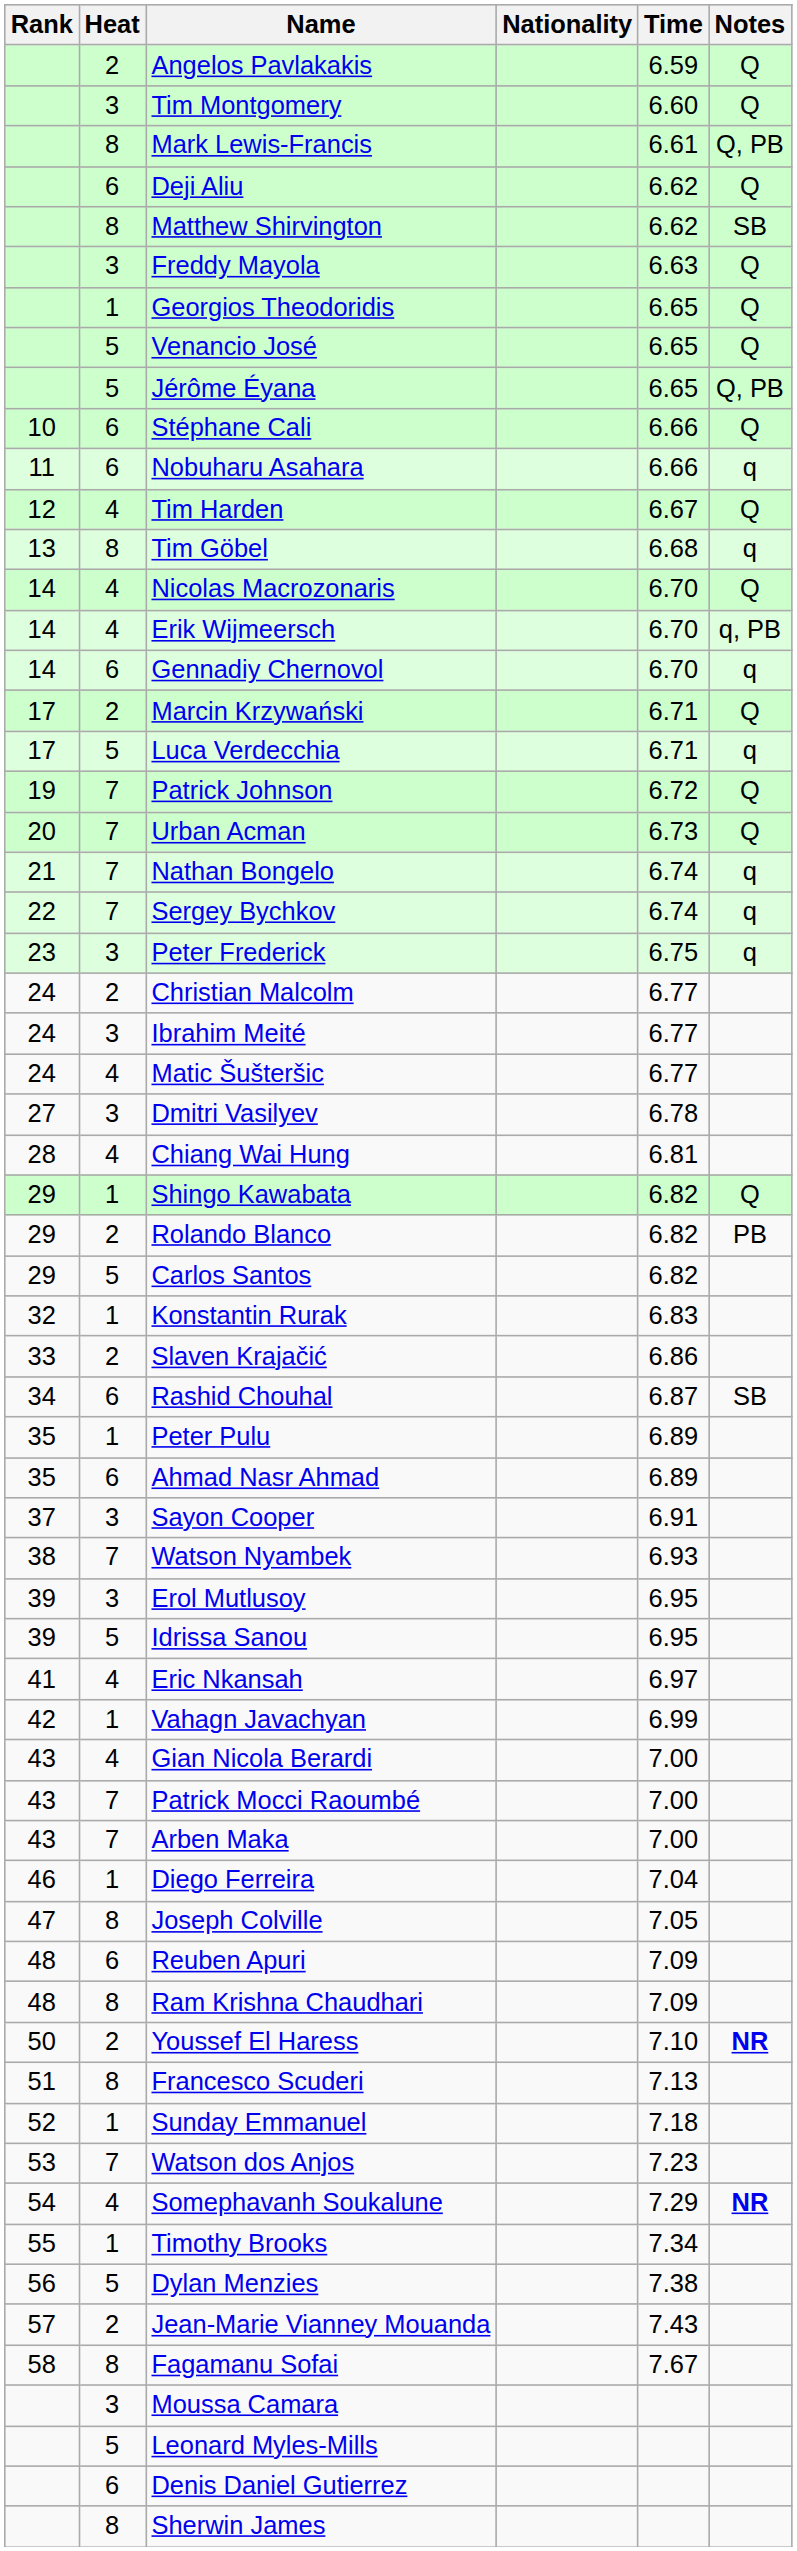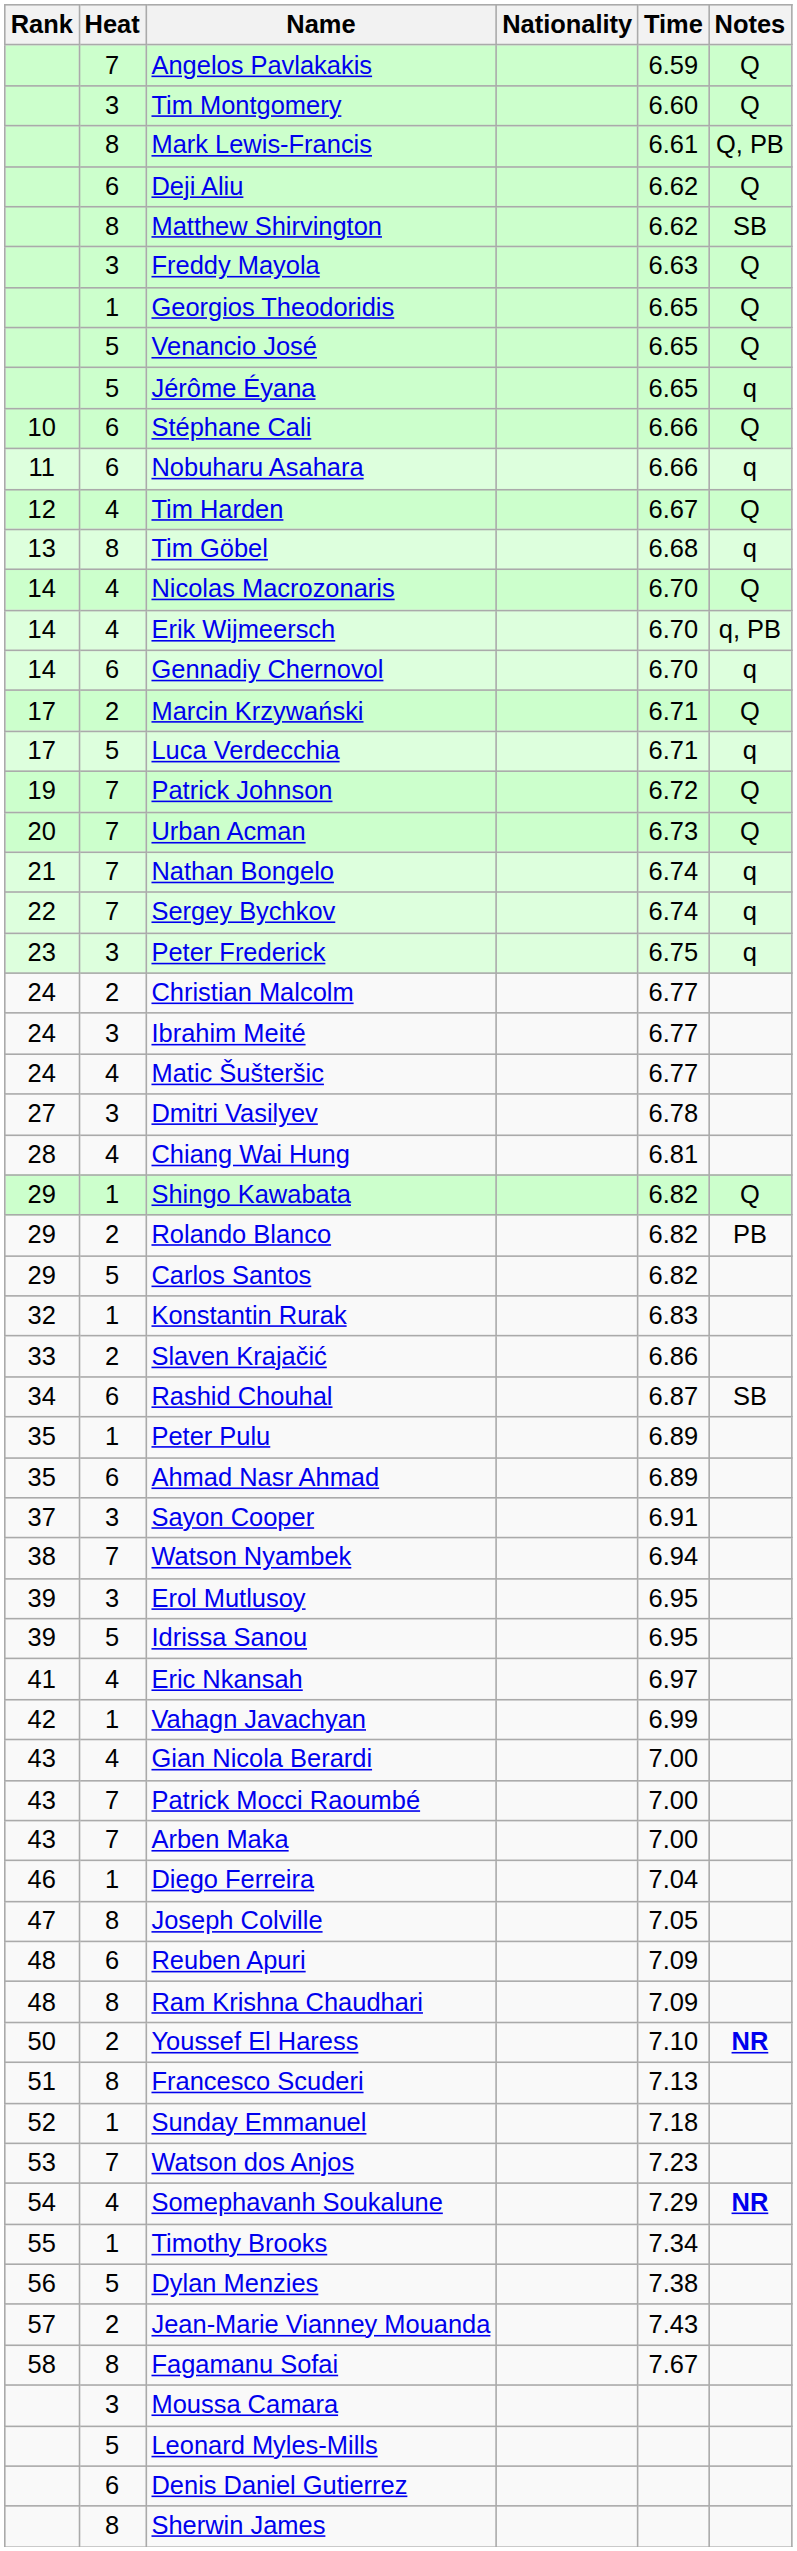(112, 65) 2 -> (112, 65) 7
(750, 387) Q, PB -> (750, 387) q
(673, 1557) 6.93 -> (673, 1557) 6.94
